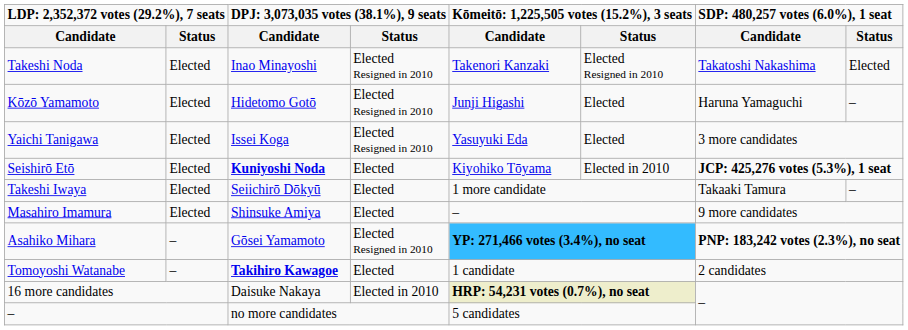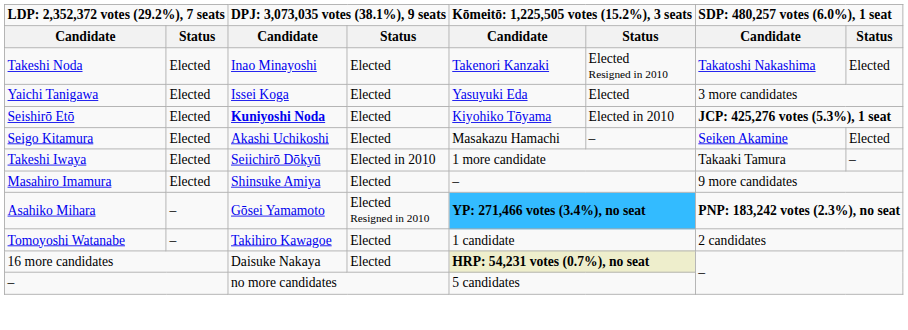(393, 66) Elected Resigned in 2010 -> (371, 66) Elected
- row: (53, 102)
(393, 139) Elected Resigned in 2010 -> (371, 95) Elected
+ row: (50, 138)
(374, 190) Elected -> (393, 159) Elected in 2010
(285, 270) bold -> (281, 240) normal
(396, 292) Elected in 2010 -> (371, 261) Elected
